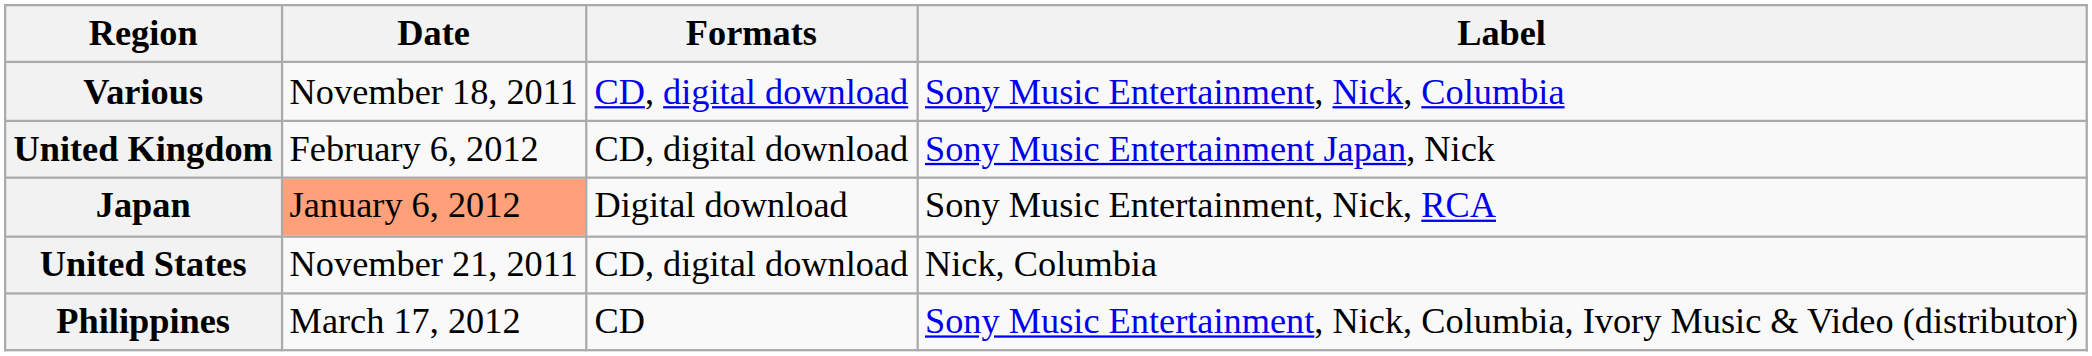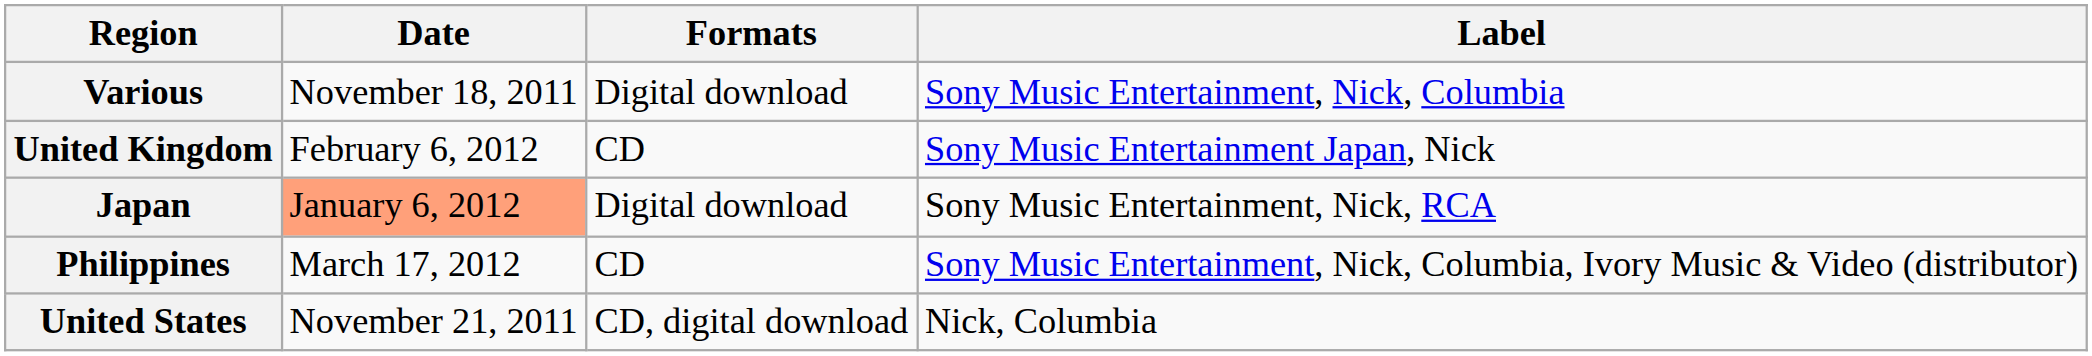(751, 90) CD, digital download -> (721, 90) Digital download
(751, 148) CD, digital download -> (620, 148) CD
rows swapped: (143, 321) <-> (143, 263)
